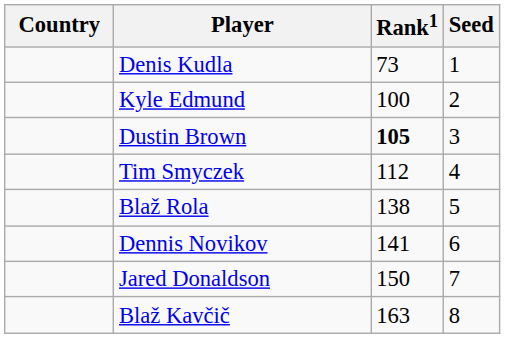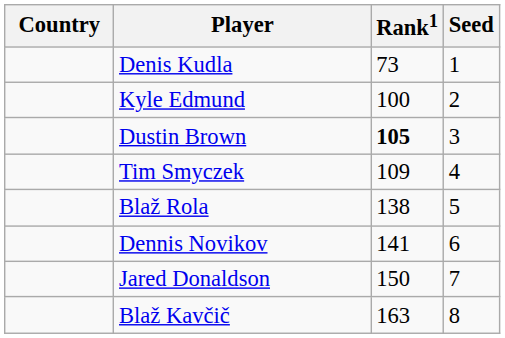(393, 171) 112 -> (393, 171) 109
